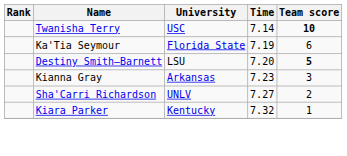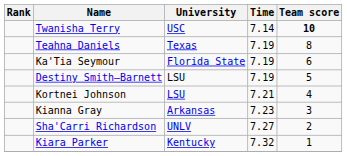+ row: (78, 45)
(262, 61) 7.20 -> (262, 78) 7.19
(309, 61) bold -> (309, 78) normal
+ row: (81, 94)
